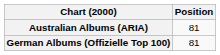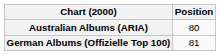(194, 27) 81 -> (194, 27) 80
